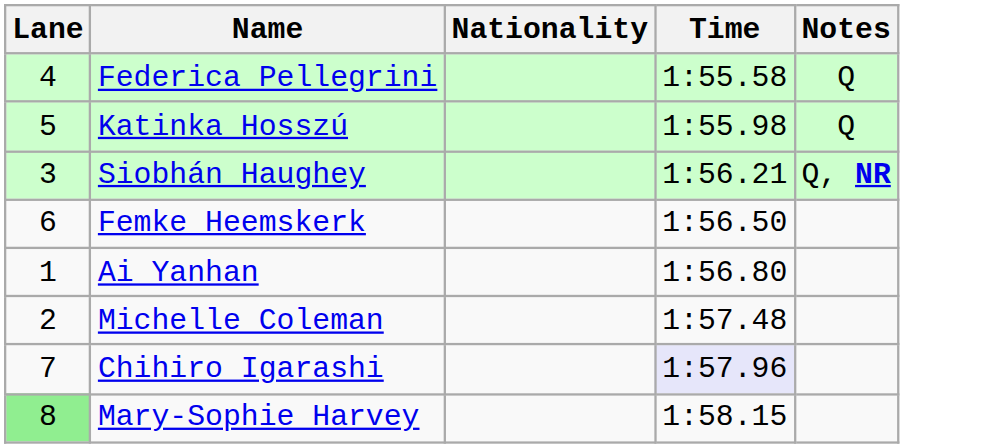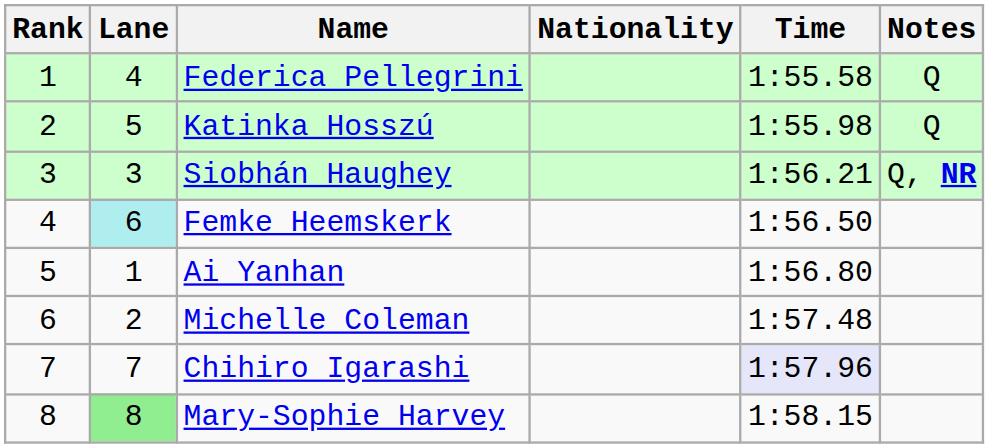+ column: (48, 29)
(48, 223) no background -> (134, 223) paleturquoise background
